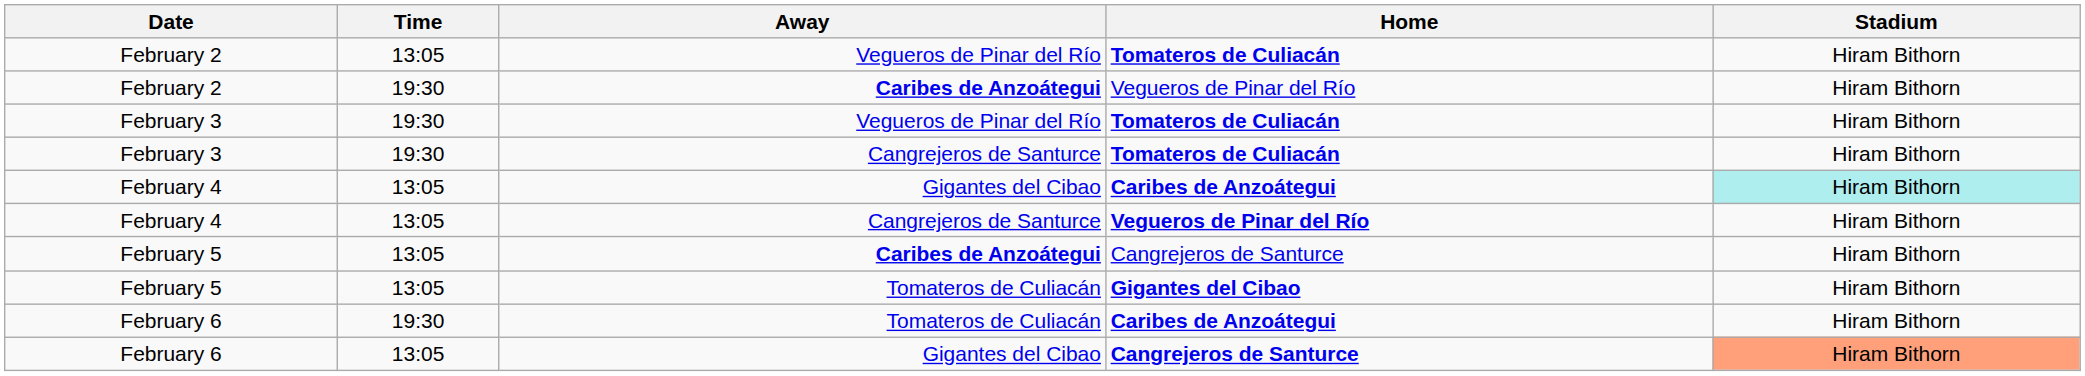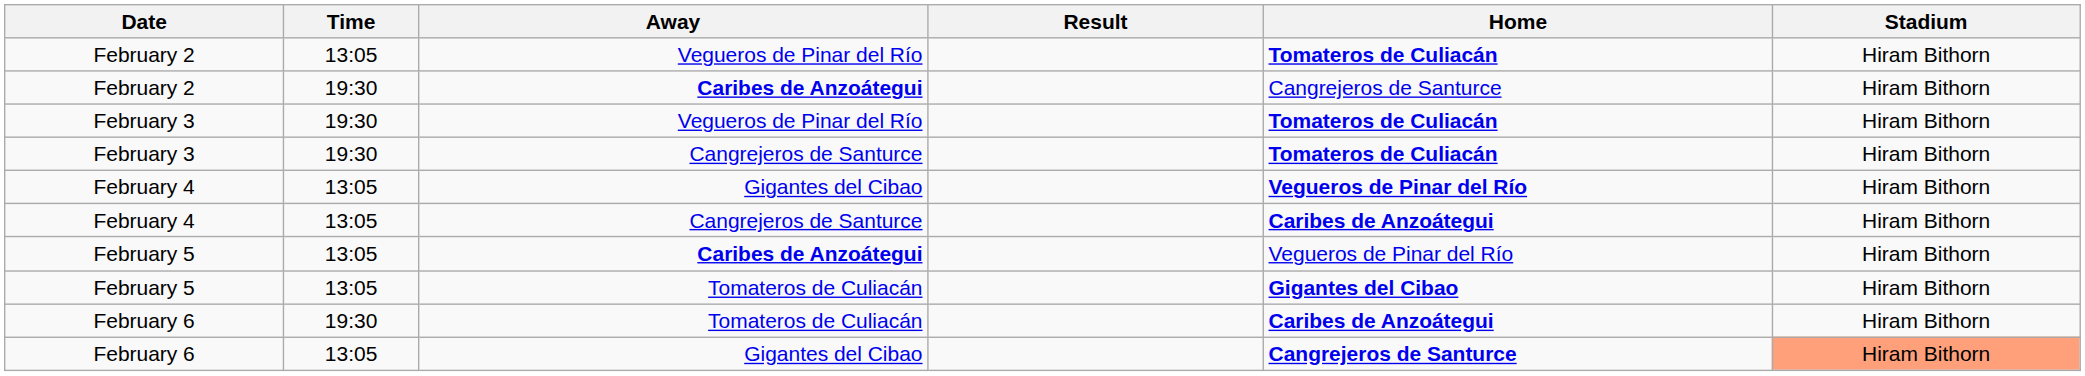+ column: (1096, 21)
(1233, 88) Vegueros de Pinar del Río -> (1385, 88) Cangrejeros de Santurce
(1223, 188) Caribes de Anzoátegui -> (1398, 188) Vegueros de Pinar del Río
(1896, 188) paleturquoise background -> (1926, 188) no background
(1240, 221) Vegueros de Pinar del Río -> (1381, 221) Caribes de Anzoátegui
(1227, 254) Cangrejeros de Santurce -> (1391, 254) Vegueros de Pinar del Río
